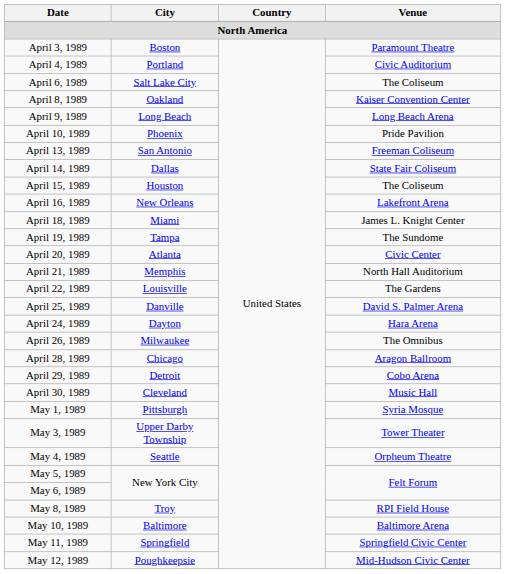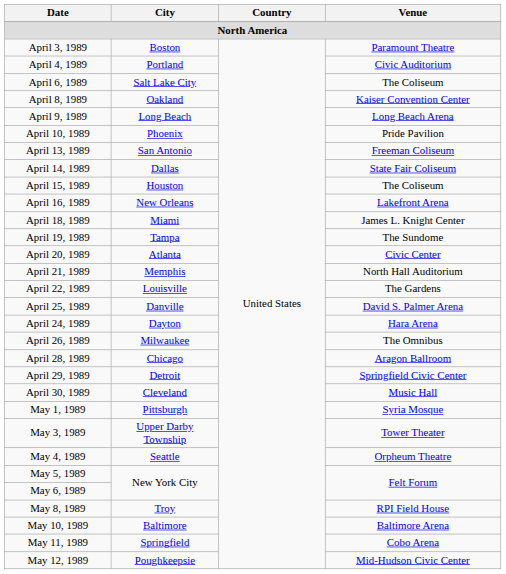(413, 375) Cobo Arena -> (413, 375) Springfield Civic Center
(413, 543) Springfield Civic Center -> (413, 543) Cobo Arena
